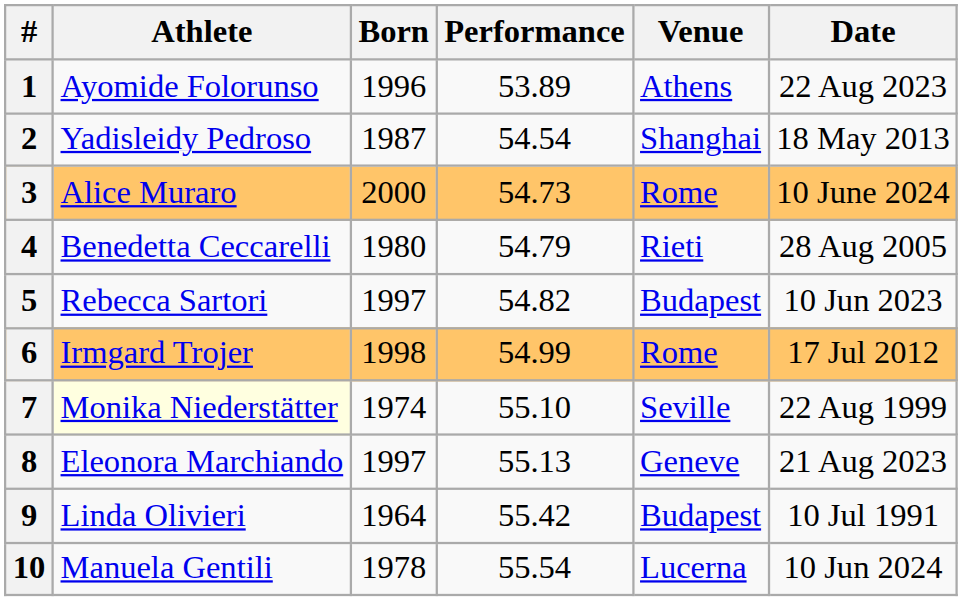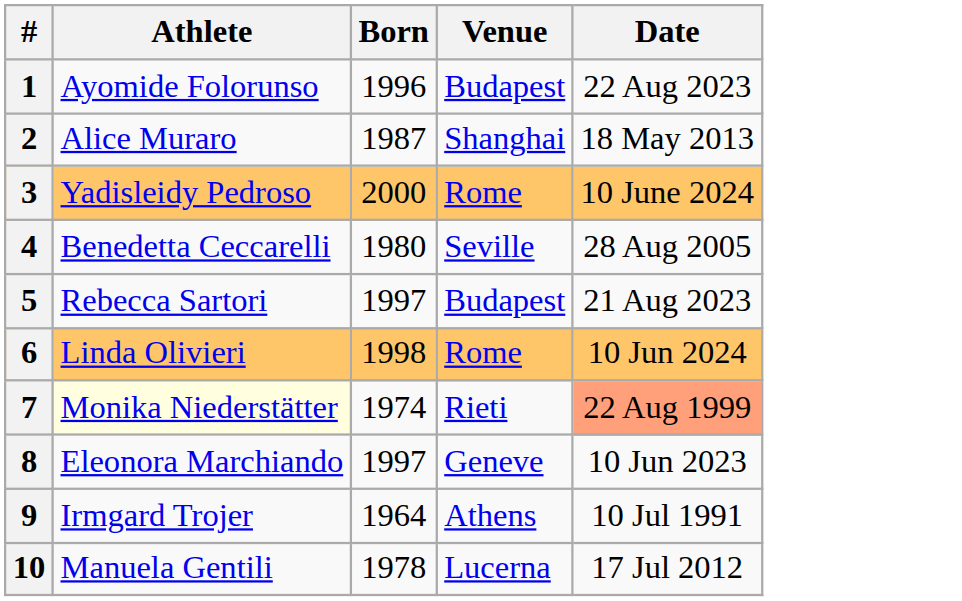- column: (534, 31)
(686, 85) Athens -> (505, 85) Budapest
(186, 139) Yadisleidy Pedroso -> (149, 139) Alice Muraro
(149, 192) Alice Muraro -> (186, 192) Yadisleidy Pedroso
(672, 246) Rieti -> (489, 246) Seville
(863, 300) 10 Jun 2023 -> (667, 300) 21 Aug 2023
(157, 353) Irmgard Trojer -> (153, 353) Linda Olivieri
(863, 353) 17 Jul 2012 -> (667, 353) 10 Jun 2024
(685, 407) Seville -> (476, 407) Rieti
(863, 407) no background -> (667, 407) lightsalmon background
(863, 461) 21 Aug 2023 -> (667, 461) 10 Jun 2023
(153, 514) Linda Olivieri -> (157, 514) Irmgard Trojer
(701, 514) Budapest -> (490, 514) Athens
(863, 568) 10 Jun 2024 -> (667, 568) 17 Jul 2012
